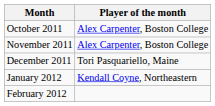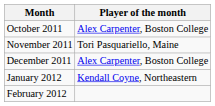(143, 45) Alex Carpenter, Boston College -> (128, 45) Tori Pasquariello, Maine
(128, 61) Tori Pasquariello, Maine -> (143, 61) Alex Carpenter, Boston College
